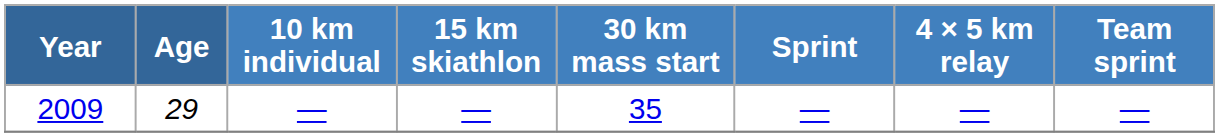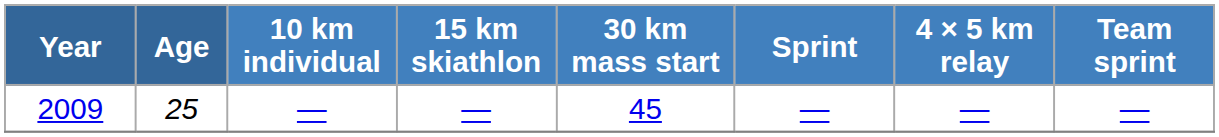(182, 109) 29 -> (182, 109) 25
(645, 109) 35 -> (645, 109) 45
